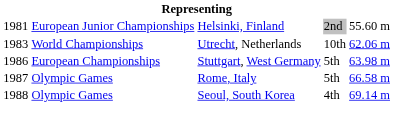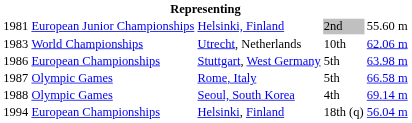+ row: (16, 112)
